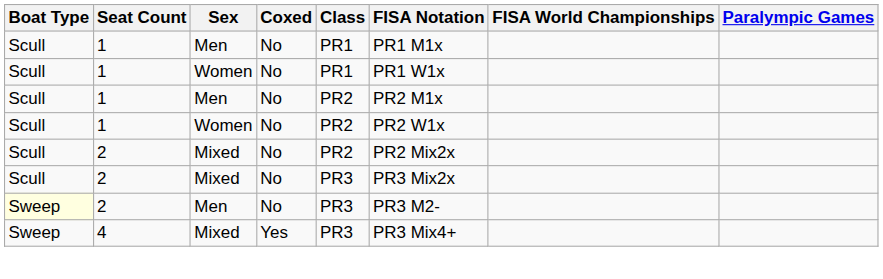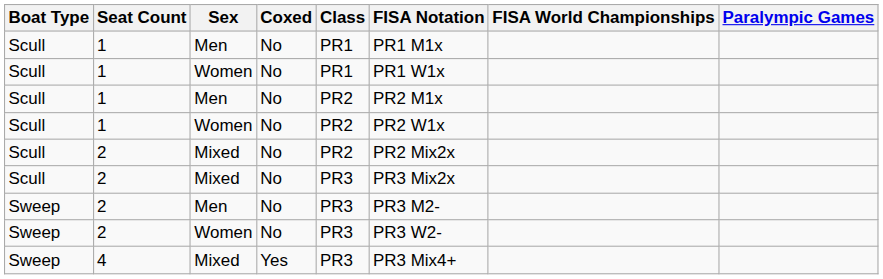(34, 206) lightyellow background -> (34, 206) no background
+ row: (102, 233)
